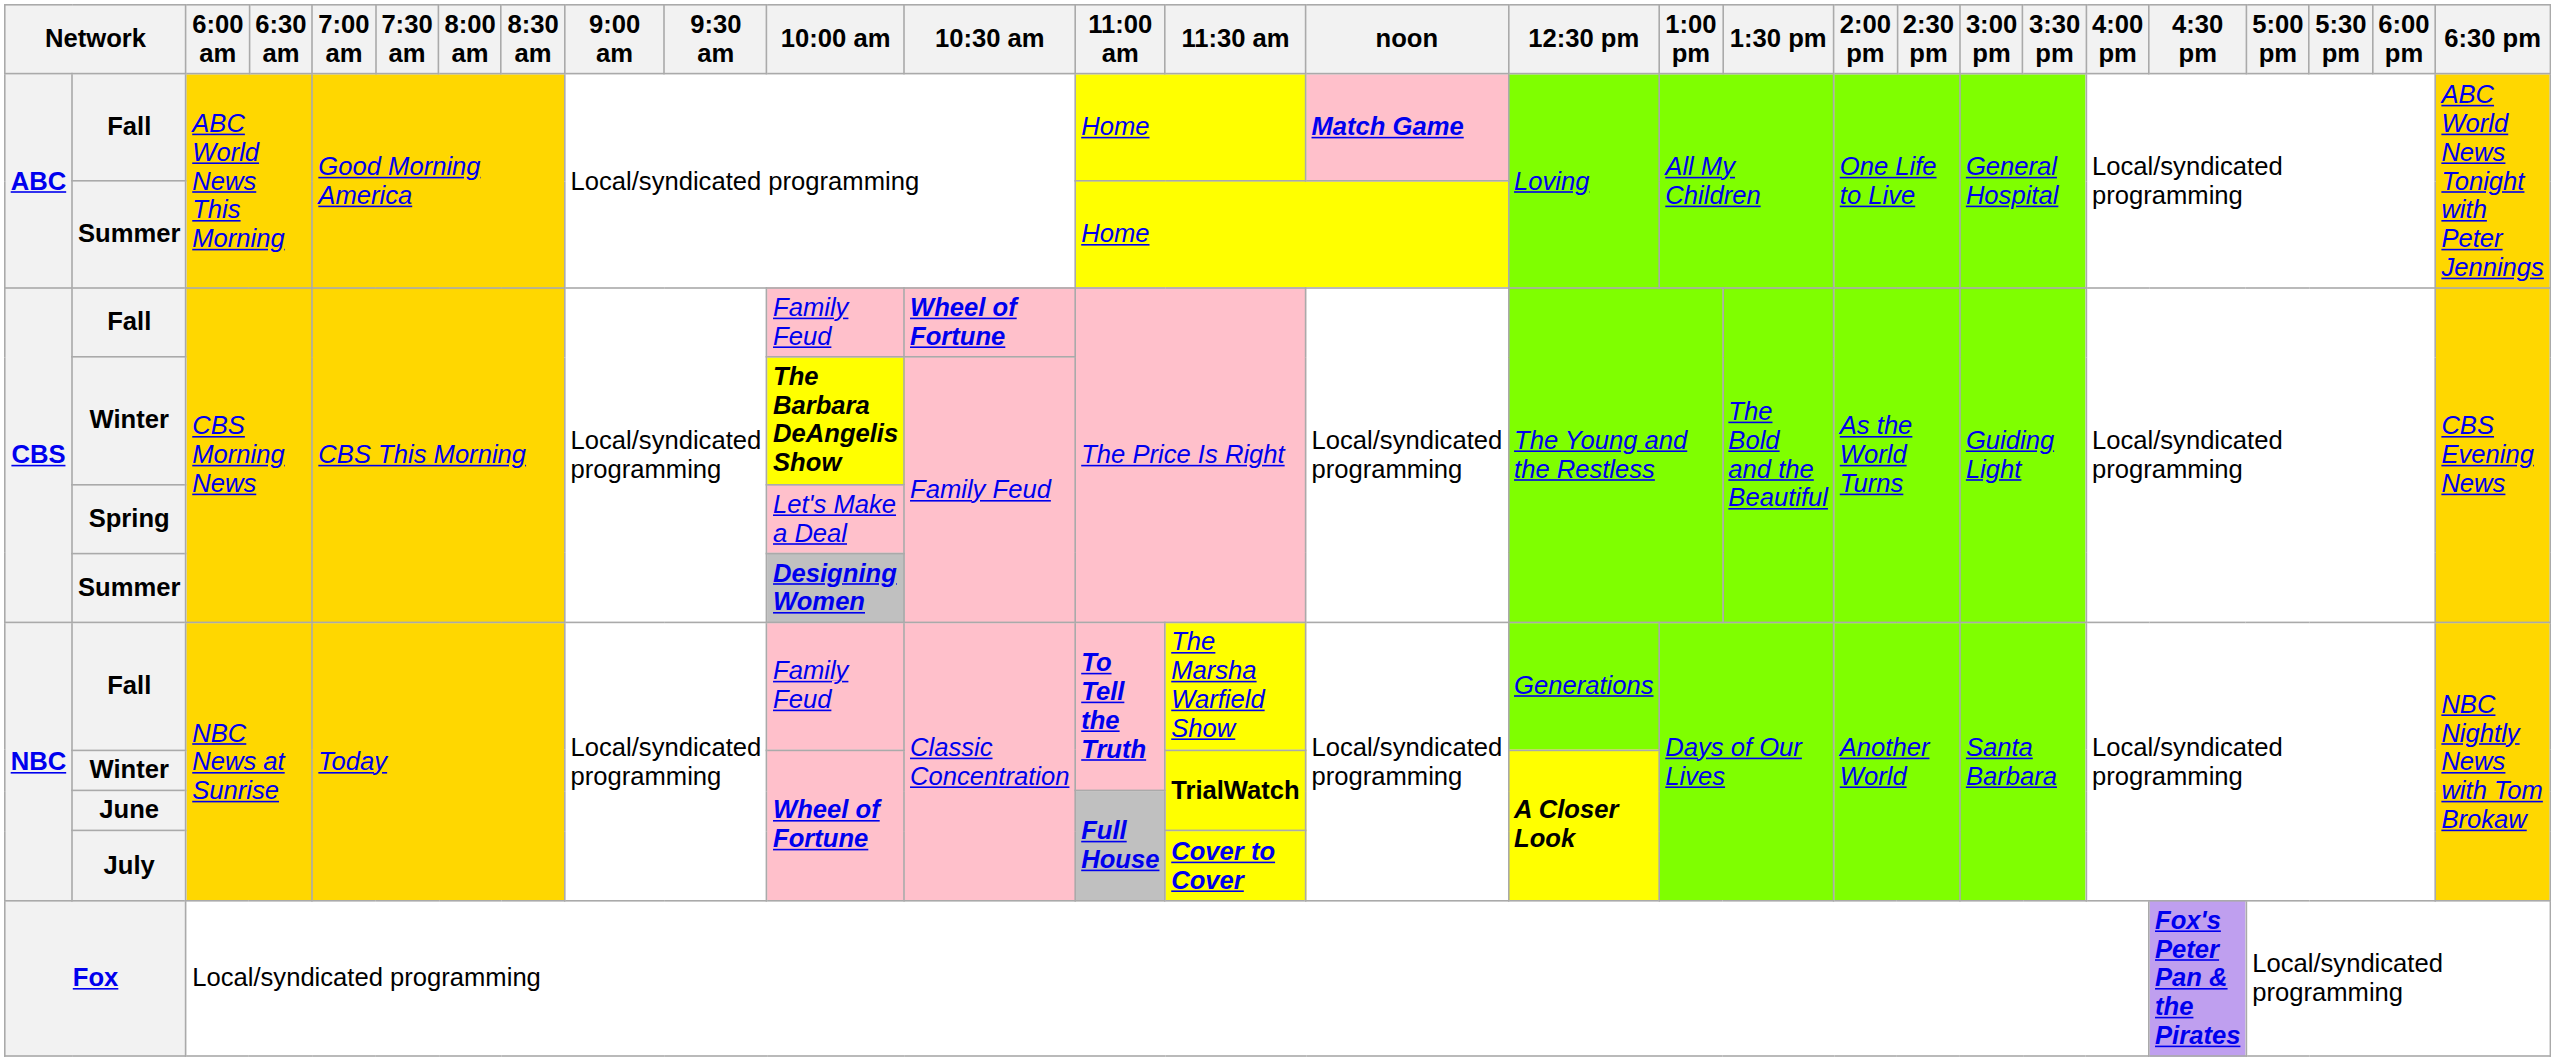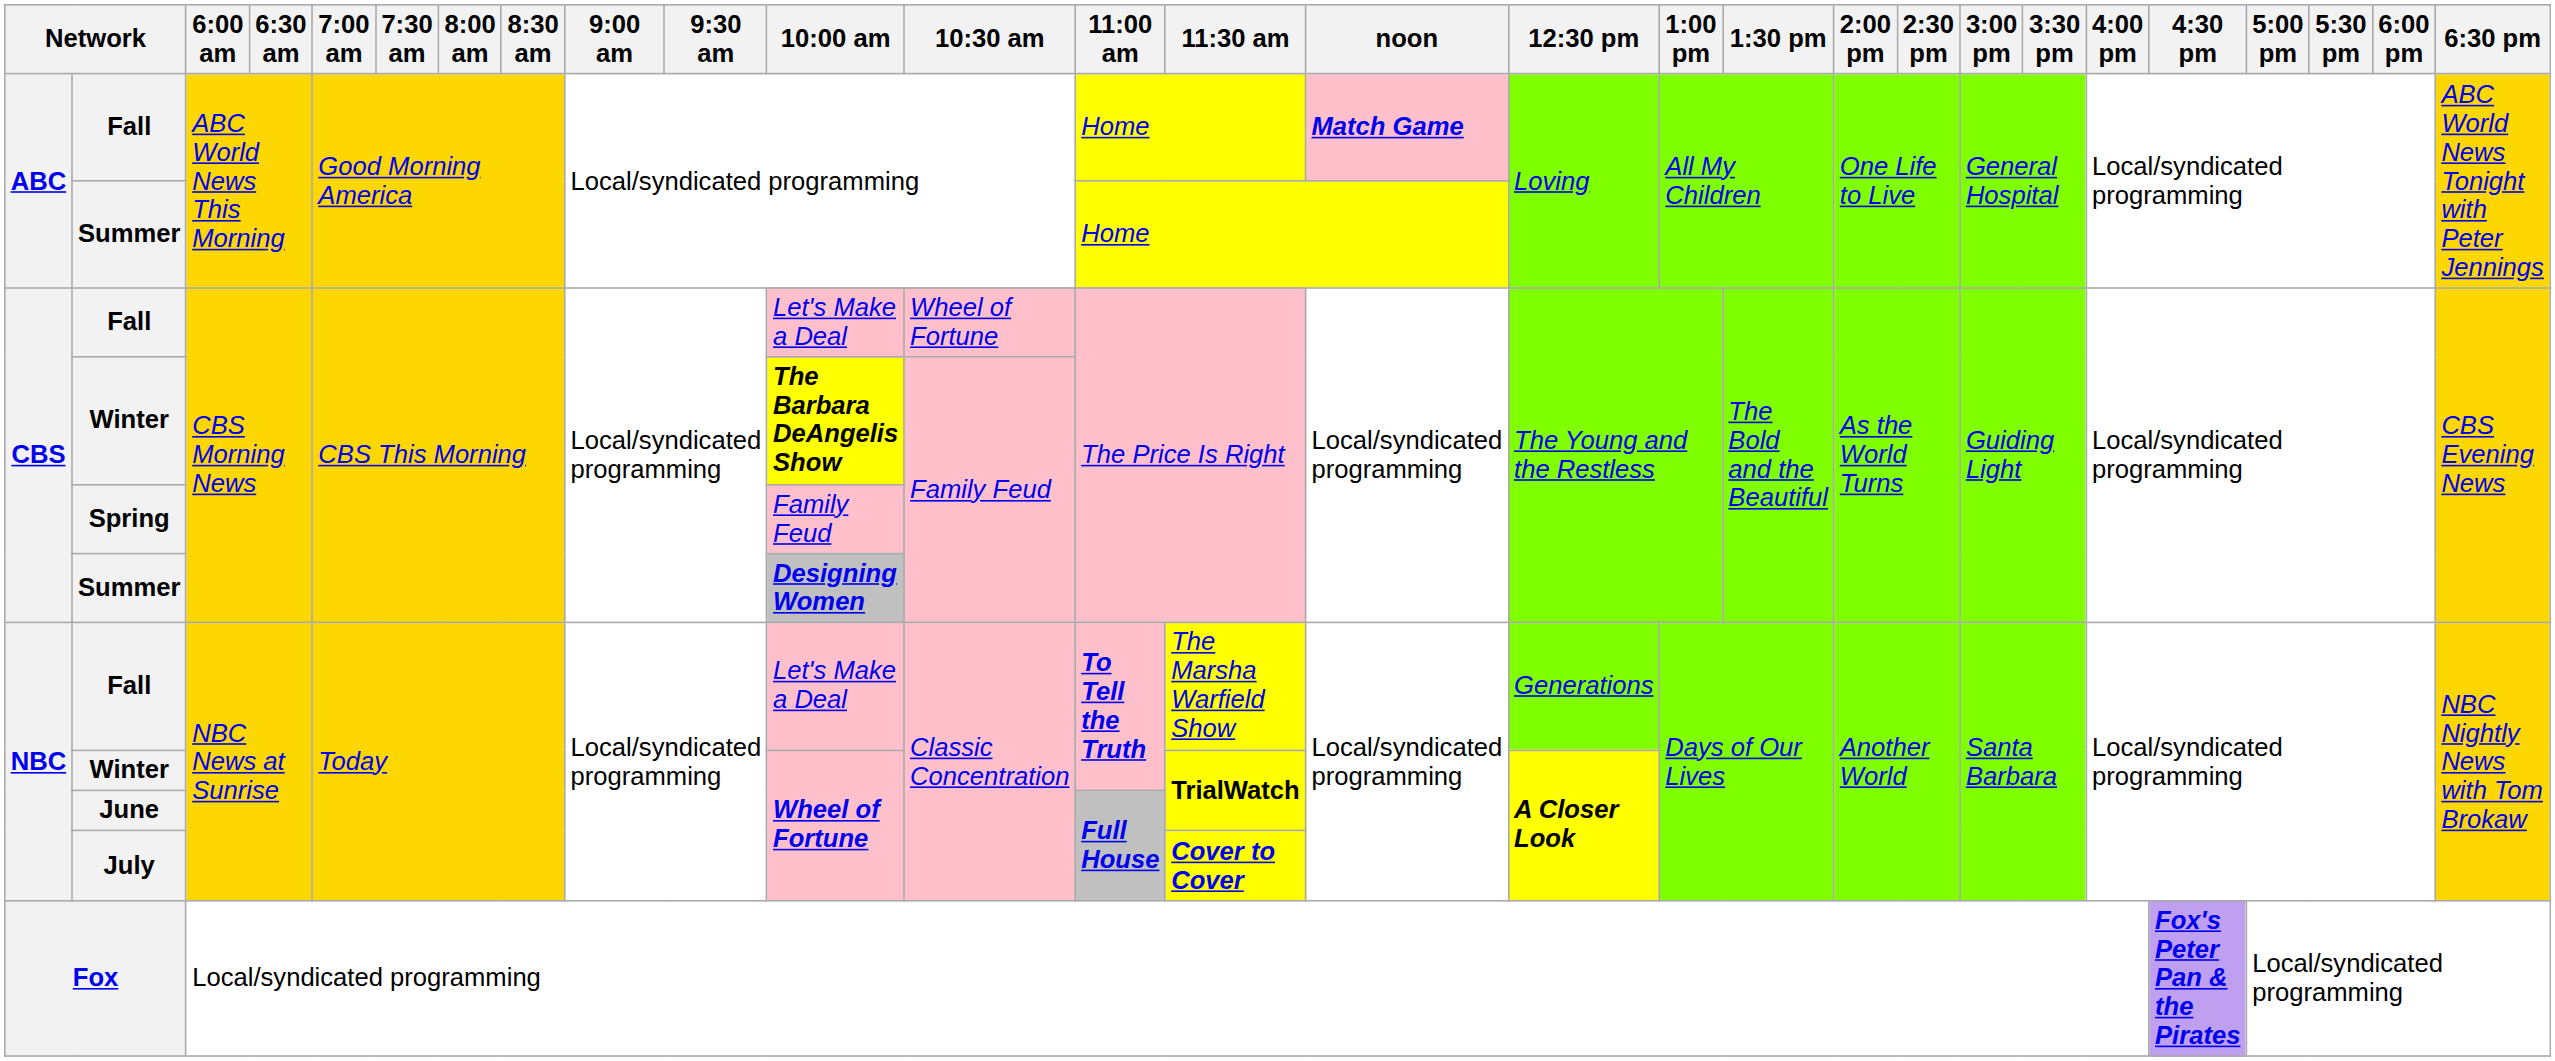(811, 322) Family Feud -> (835, 322) Let's Make a Deal
(963, 322) bold -> (961, 322) normal
(835, 518) Let's Make a Deal -> (811, 518) Family Feud
(811, 686) Family Feud -> (835, 686) Let's Make a Deal
